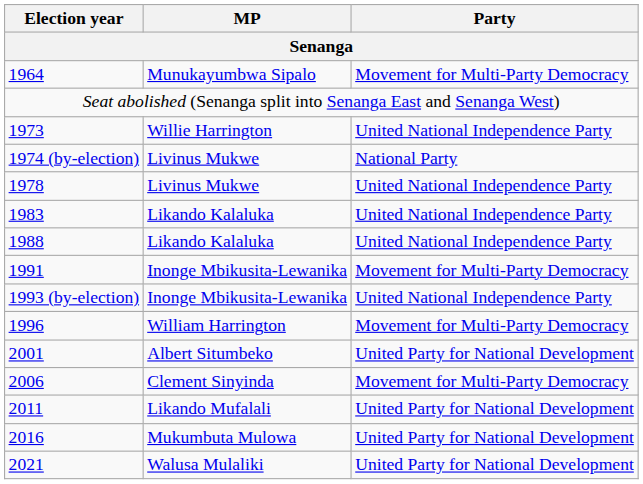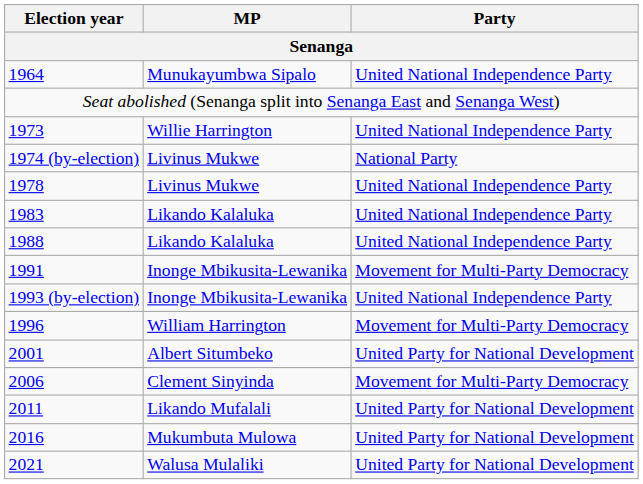(492, 74) Movement for Multi-Party Democracy -> (484, 74) United National Independence Party
